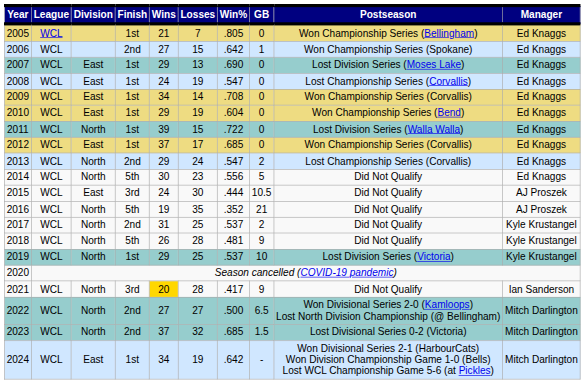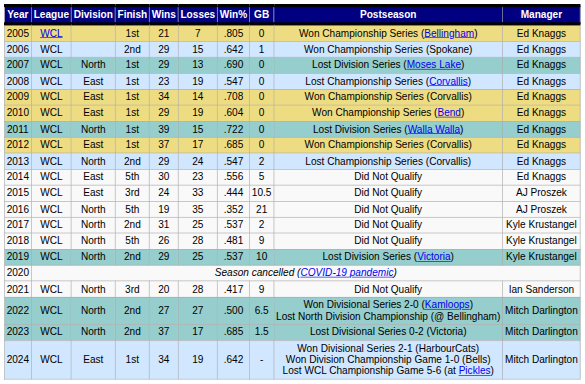(164, 49) 27 -> (164, 49) 29
(93, 65) East -> (93, 65) North
(164, 81) 24 -> (164, 81) 23
(93, 177) North -> (93, 177) East
(198, 193) 30 -> (198, 193) 33
(132, 257) 1st -> (132, 257) 2nd
(164, 289) gold background -> (164, 289) no background
(198, 332) 32 -> (198, 332) 17
